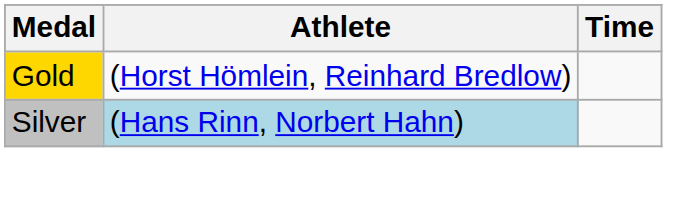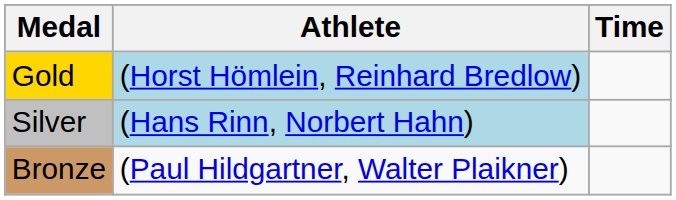(341, 75) no background -> (351, 75) lightblue background
+ row: (59, 169)
